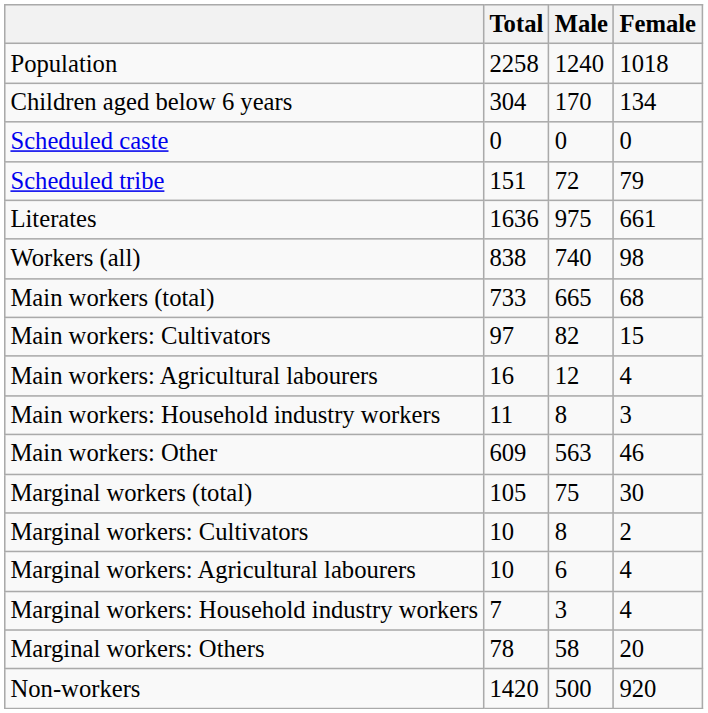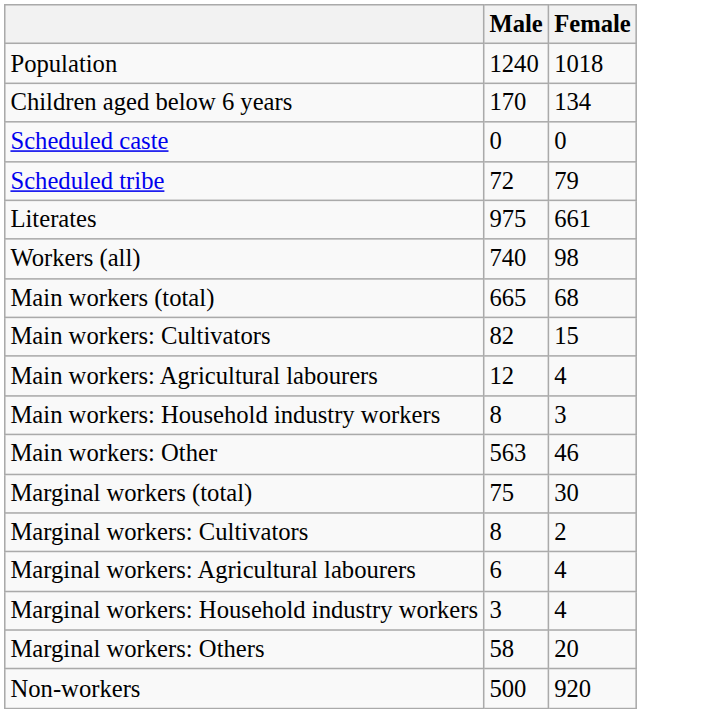- column: (516, 24)
